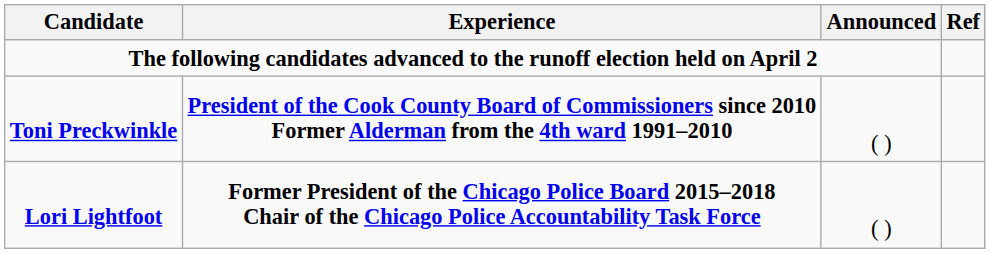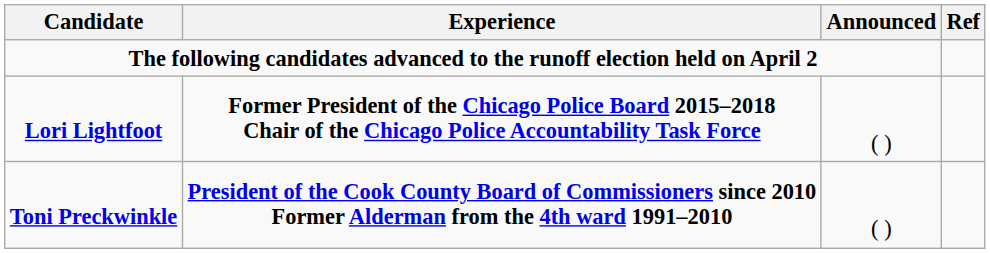rows swapped: (94, 217) <-> (94, 131)
